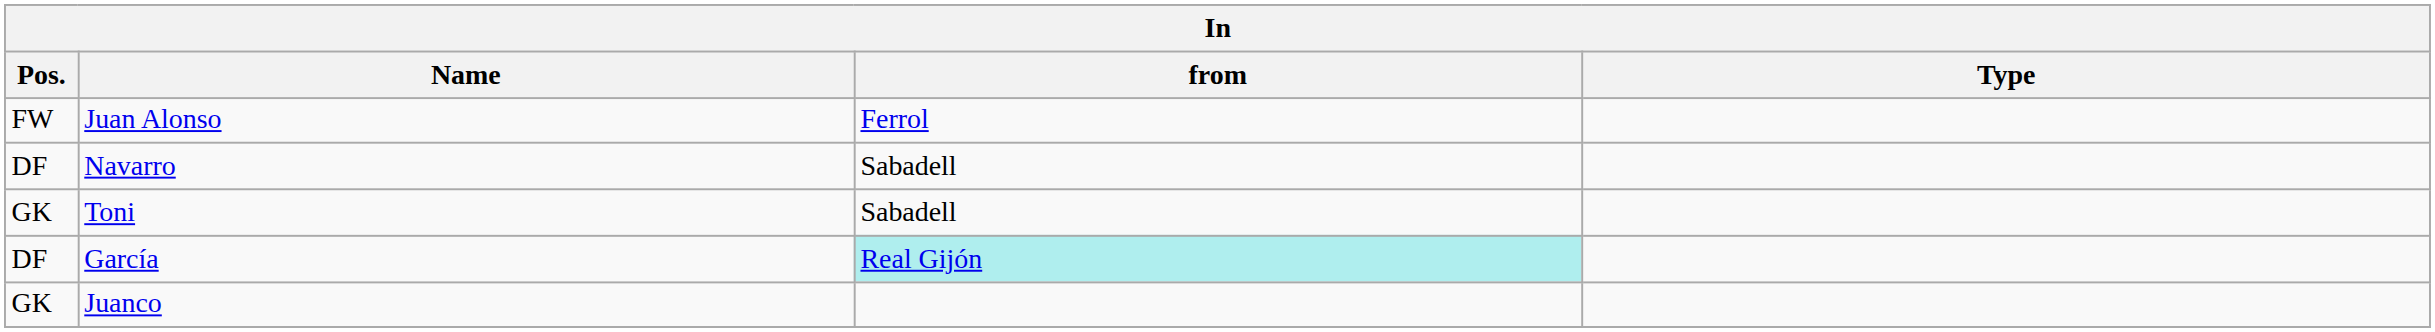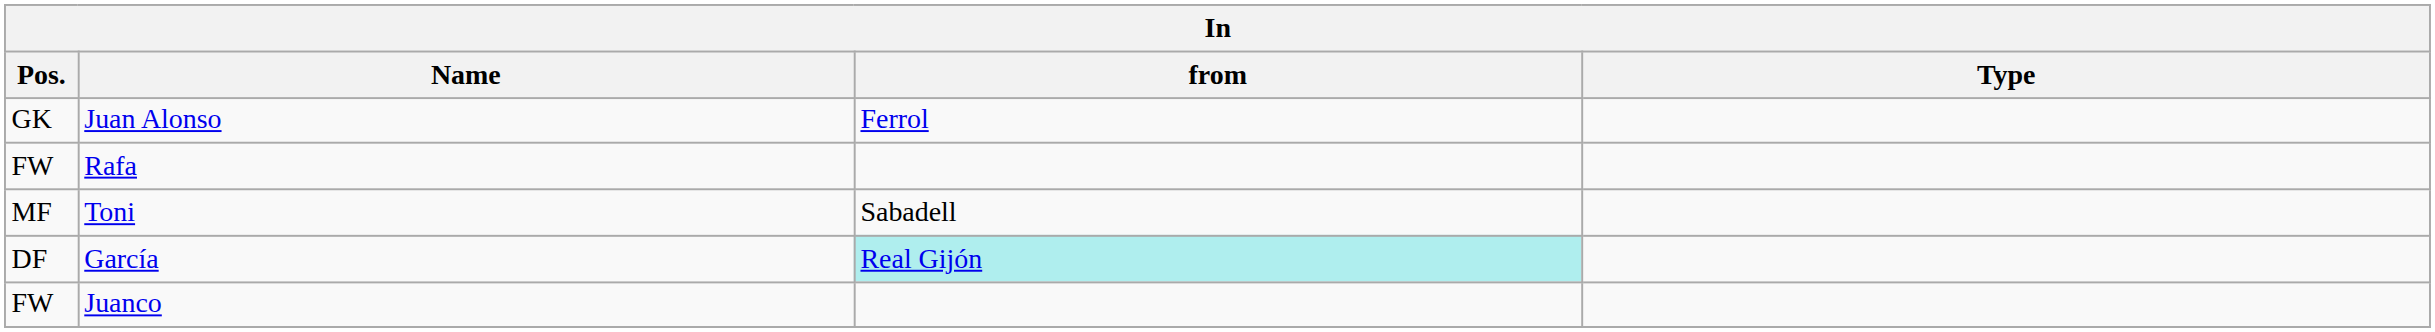(32, 120) FW -> (32, 120) GK
- row: (130, 166)
+ row: (111, 166)
(32, 212) GK -> (32, 212) MF
(32, 304) GK -> (32, 304) FW
